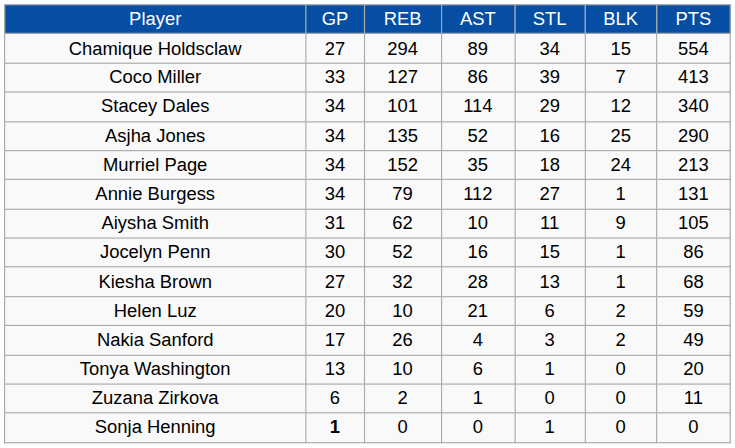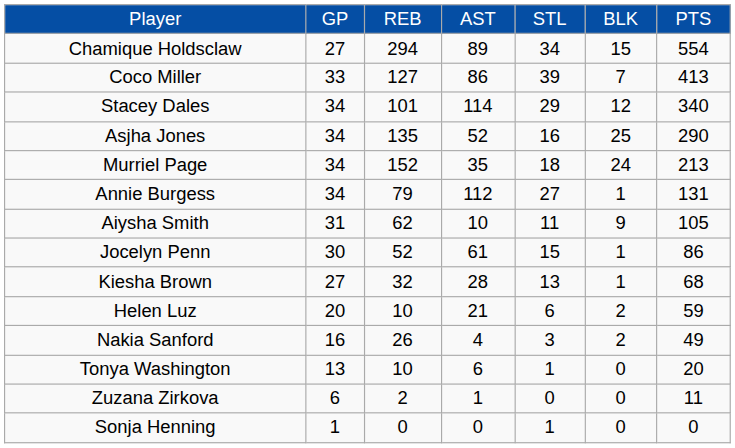(478, 252) 16 -> (478, 252) 61
(335, 340) 17 -> (335, 340) 16
(335, 427) bold -> (335, 427) normal
